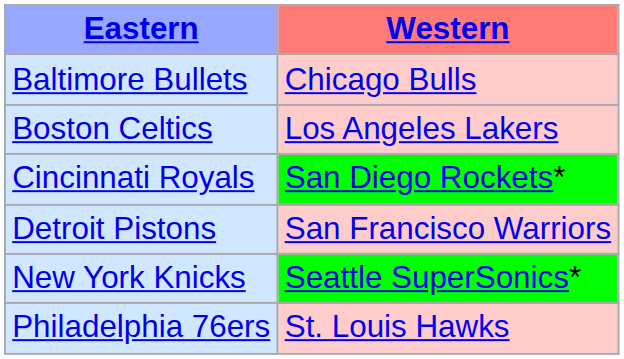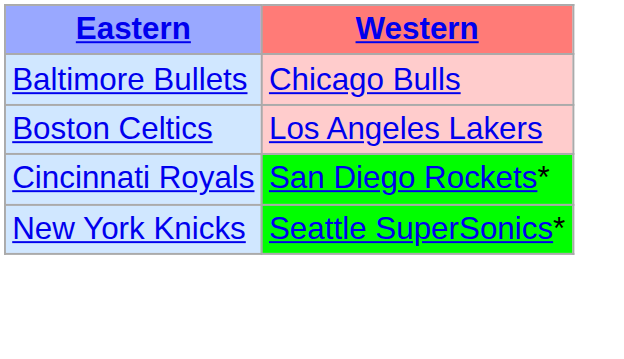- row: (114, 228)
- row: (141, 327)
